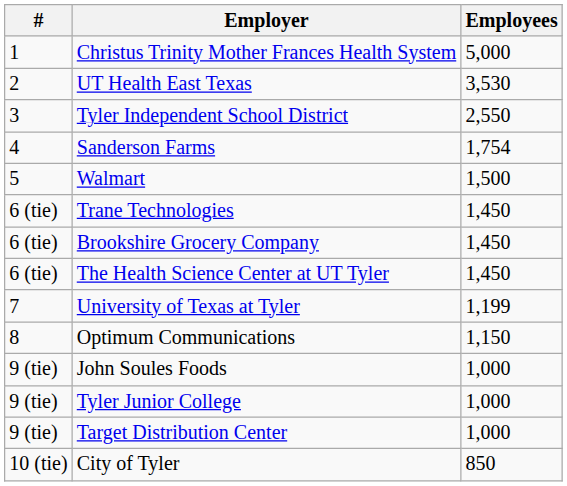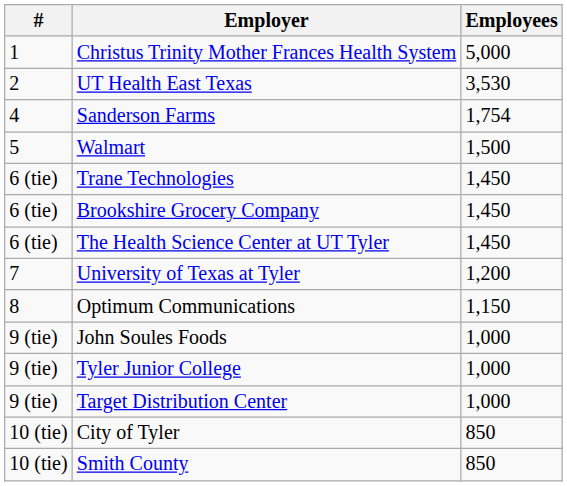- row: (212, 115)
(488, 305) 1,199 -> (488, 274) 1,200
+ row: (133, 464)
